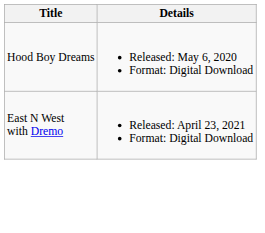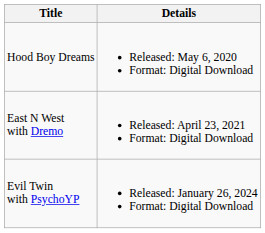+ row: (43, 193)
